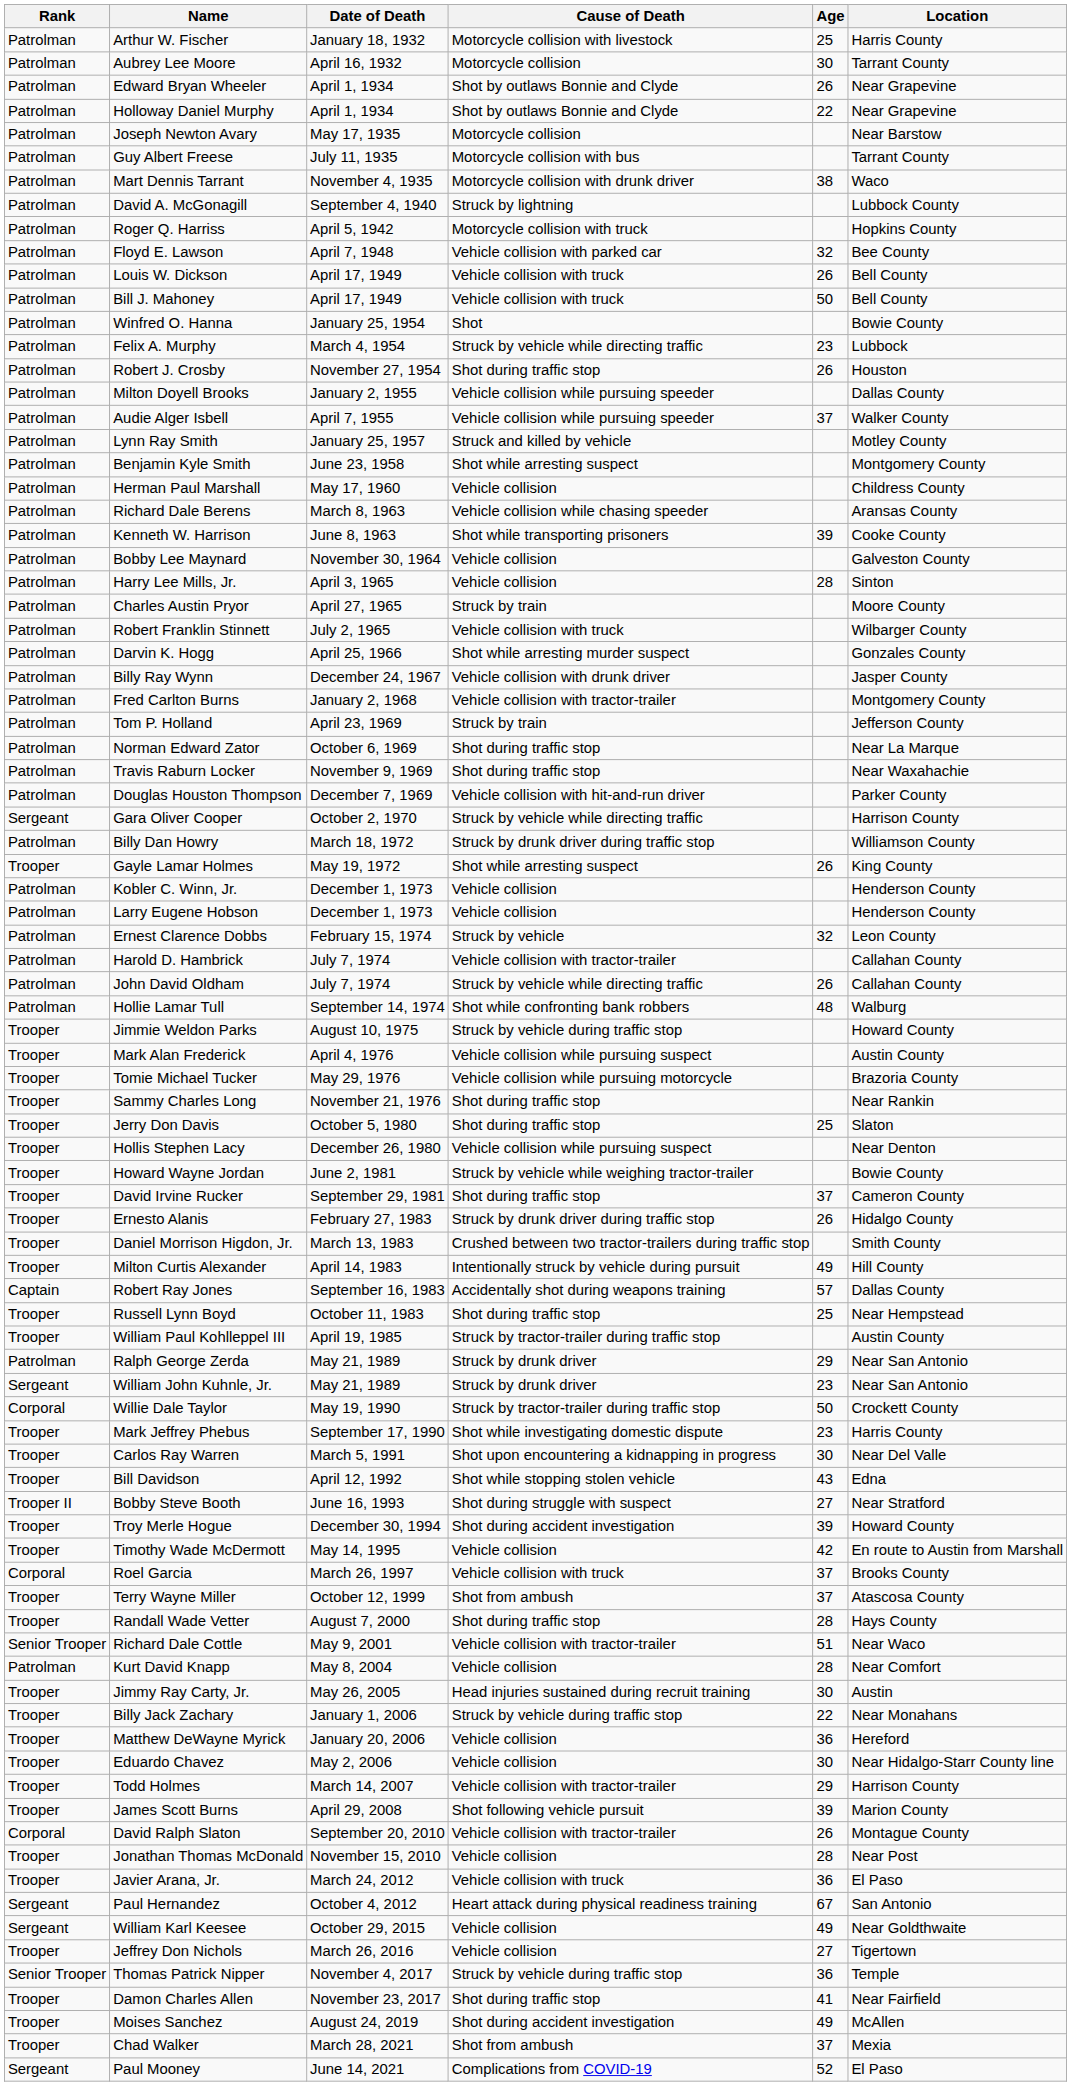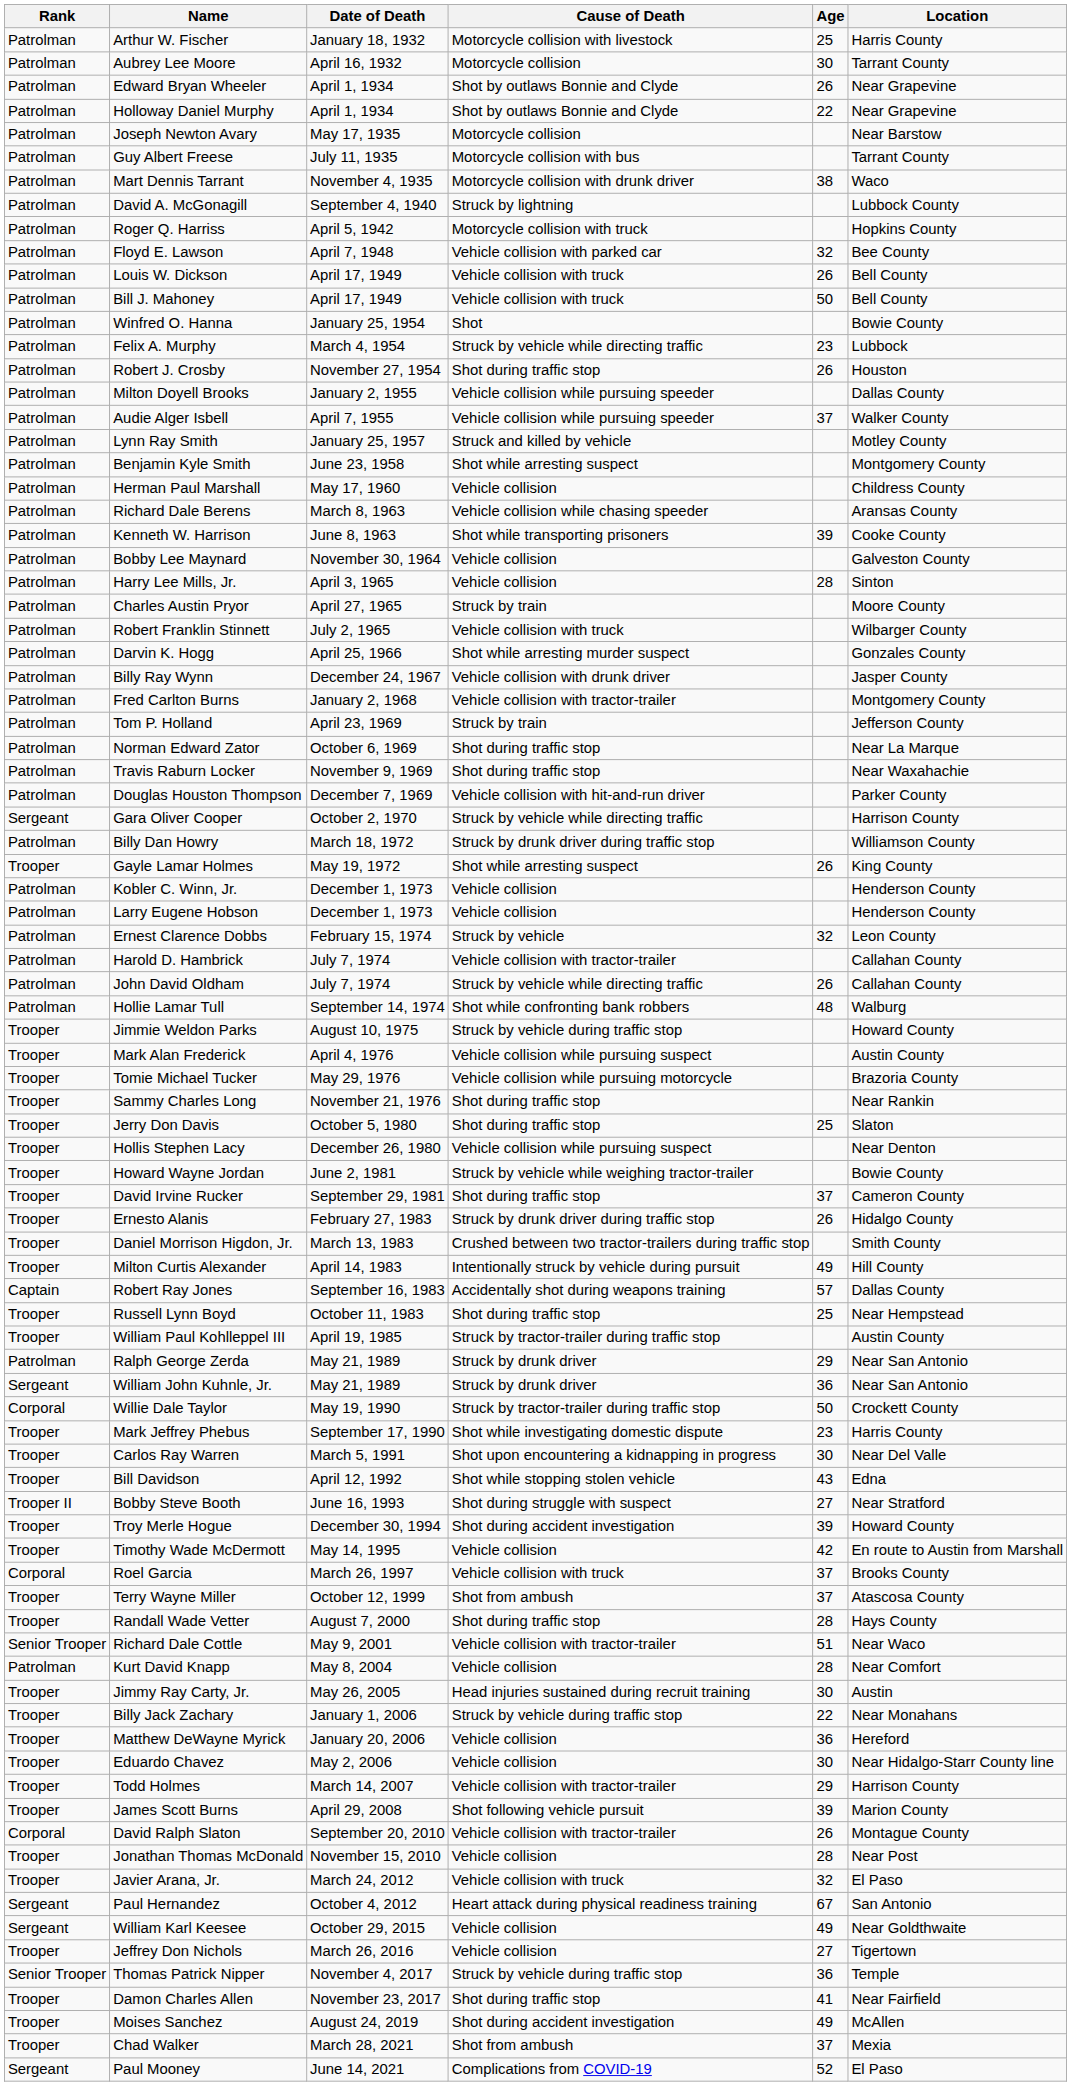(825, 1385) 23 -> (825, 1385) 36
(825, 1880) 36 -> (825, 1880) 32
